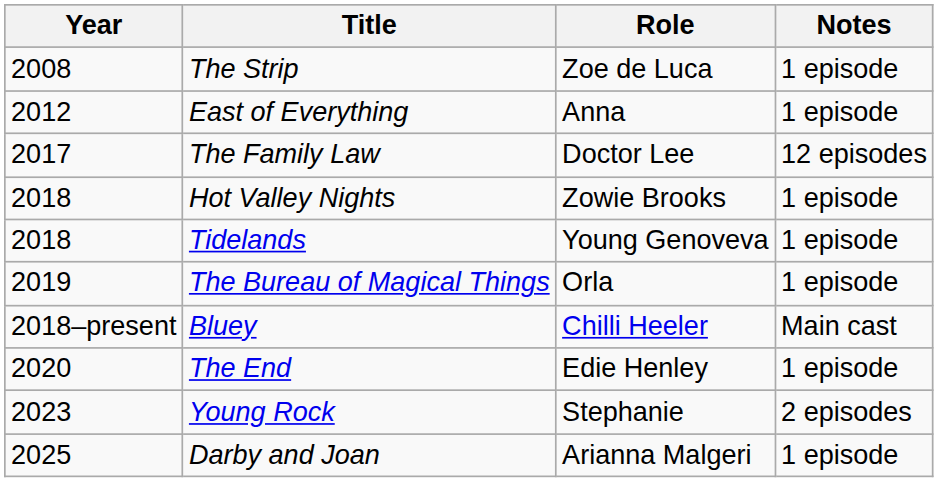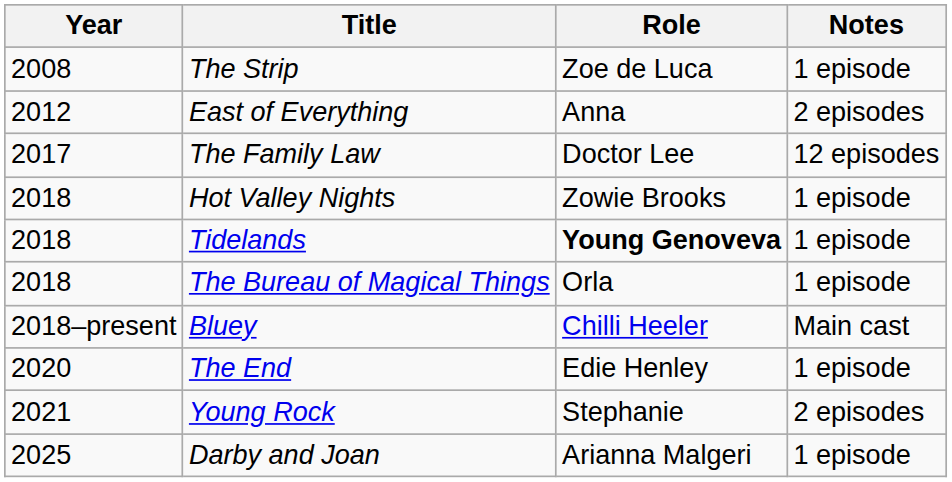(840, 111) 1 episode -> (859, 111) 2 episodes
(665, 240) normal -> (672, 240) bold
(41, 283) 2019 -> (41, 283) 2018
(41, 411) 2023 -> (41, 411) 2021
